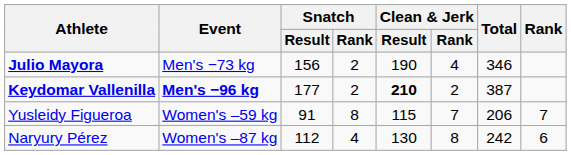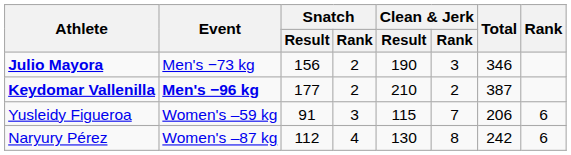(455, 65) 4 -> (455, 65) 3
(404, 90) bold -> (404, 90) normal
(355, 114) 8 -> (355, 114) 3
(543, 114) 7 -> (543, 114) 6
